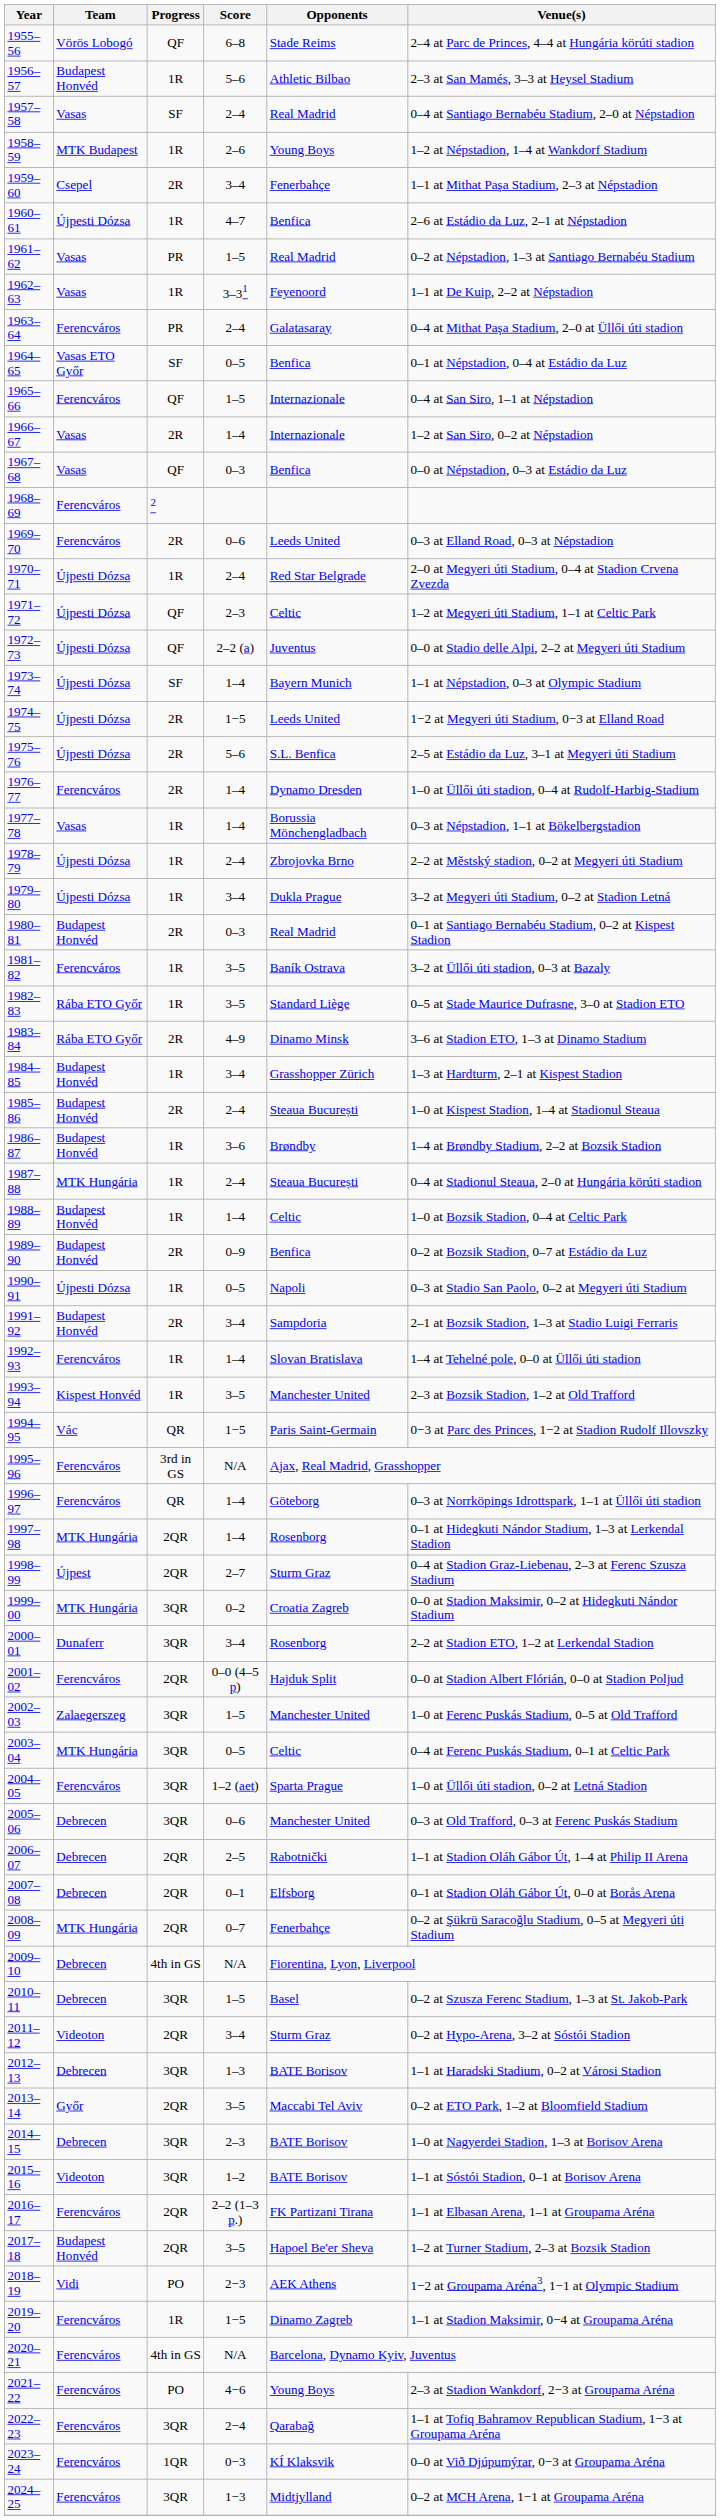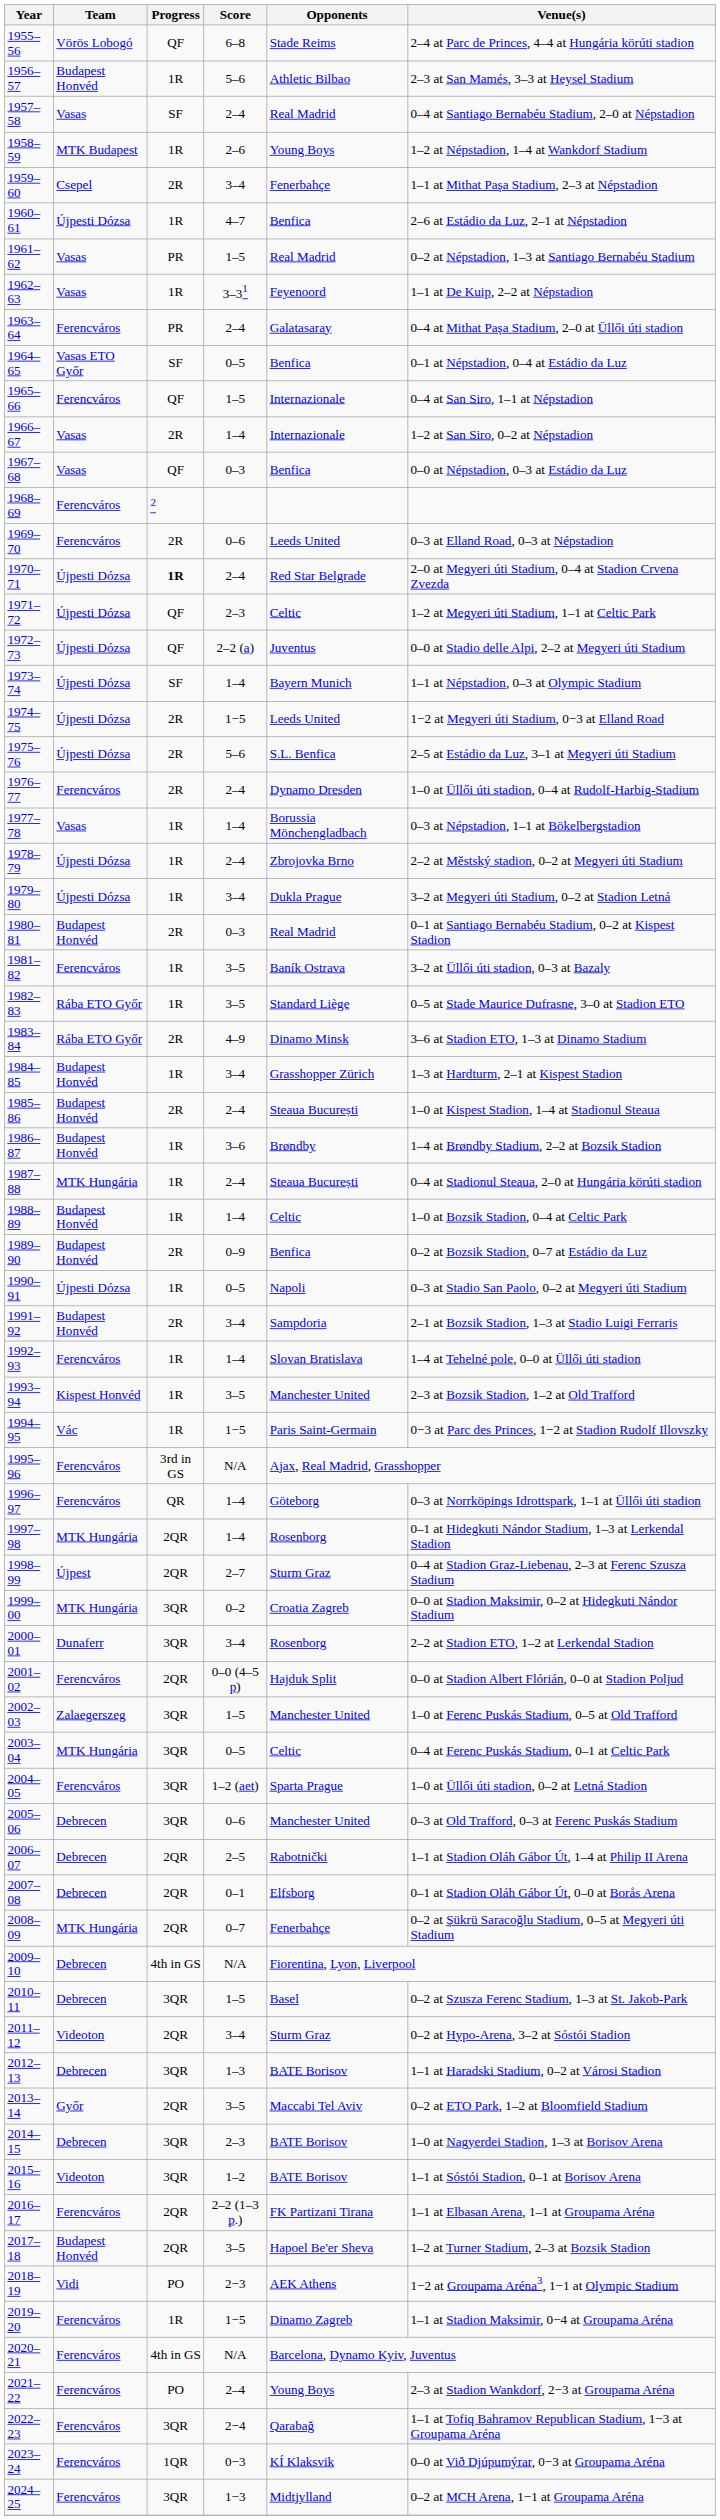(176, 576) normal -> (176, 576) bold
(235, 790) 1–4 -> (235, 790) 2–4
(176, 1430) QR -> (176, 1430) 1R
(235, 2390) 4−6 -> (235, 2390) 2–4
